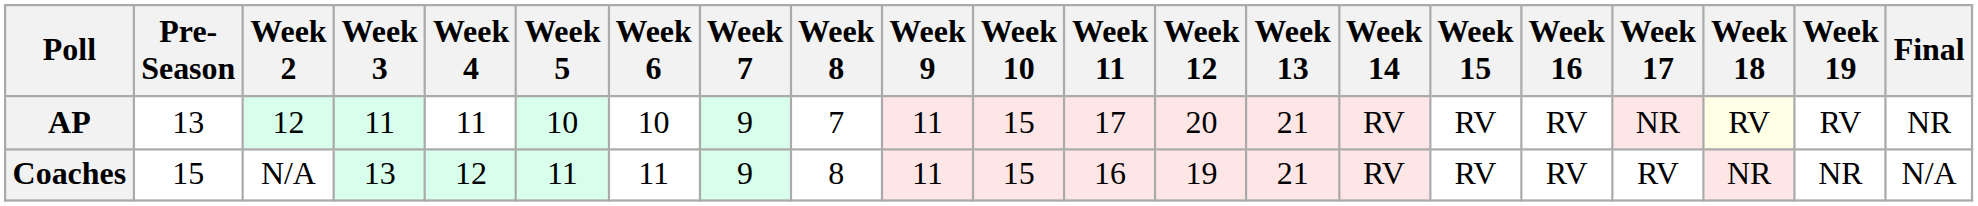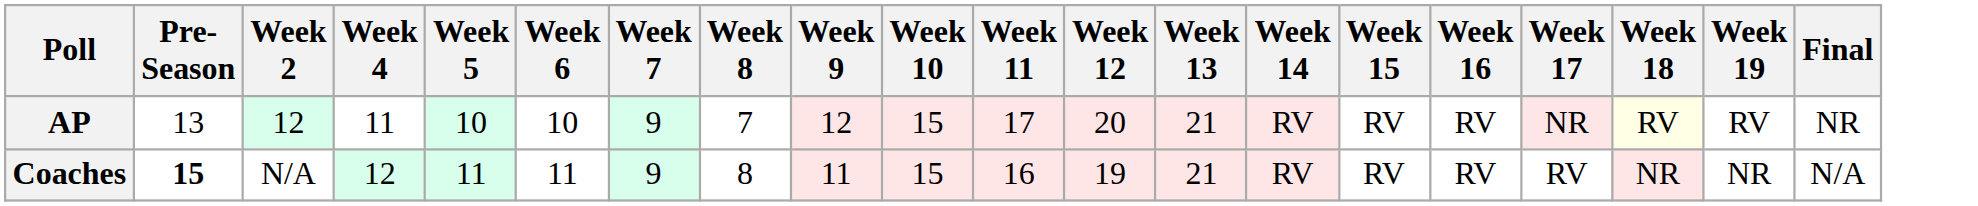- column: (380, 50)
(928, 121) 11 -> (836, 121) 12
(188, 174) normal -> (188, 174) bold
